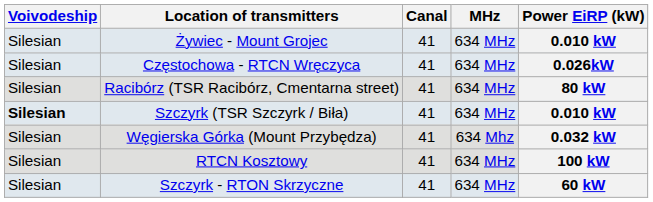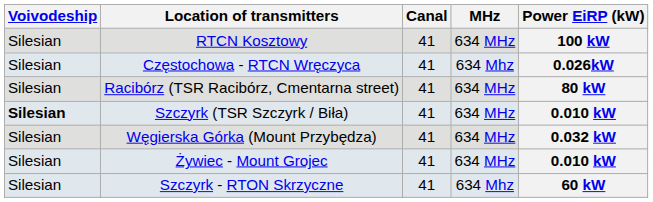rows swapped: (252, 161) <-> (252, 40)
(485, 64) 634 MHz -> (485, 64) 634 Mhz
(485, 137) 634 Mhz -> (485, 137) 634 MHz
(485, 185) 634 MHz -> (485, 185) 634 Mhz
